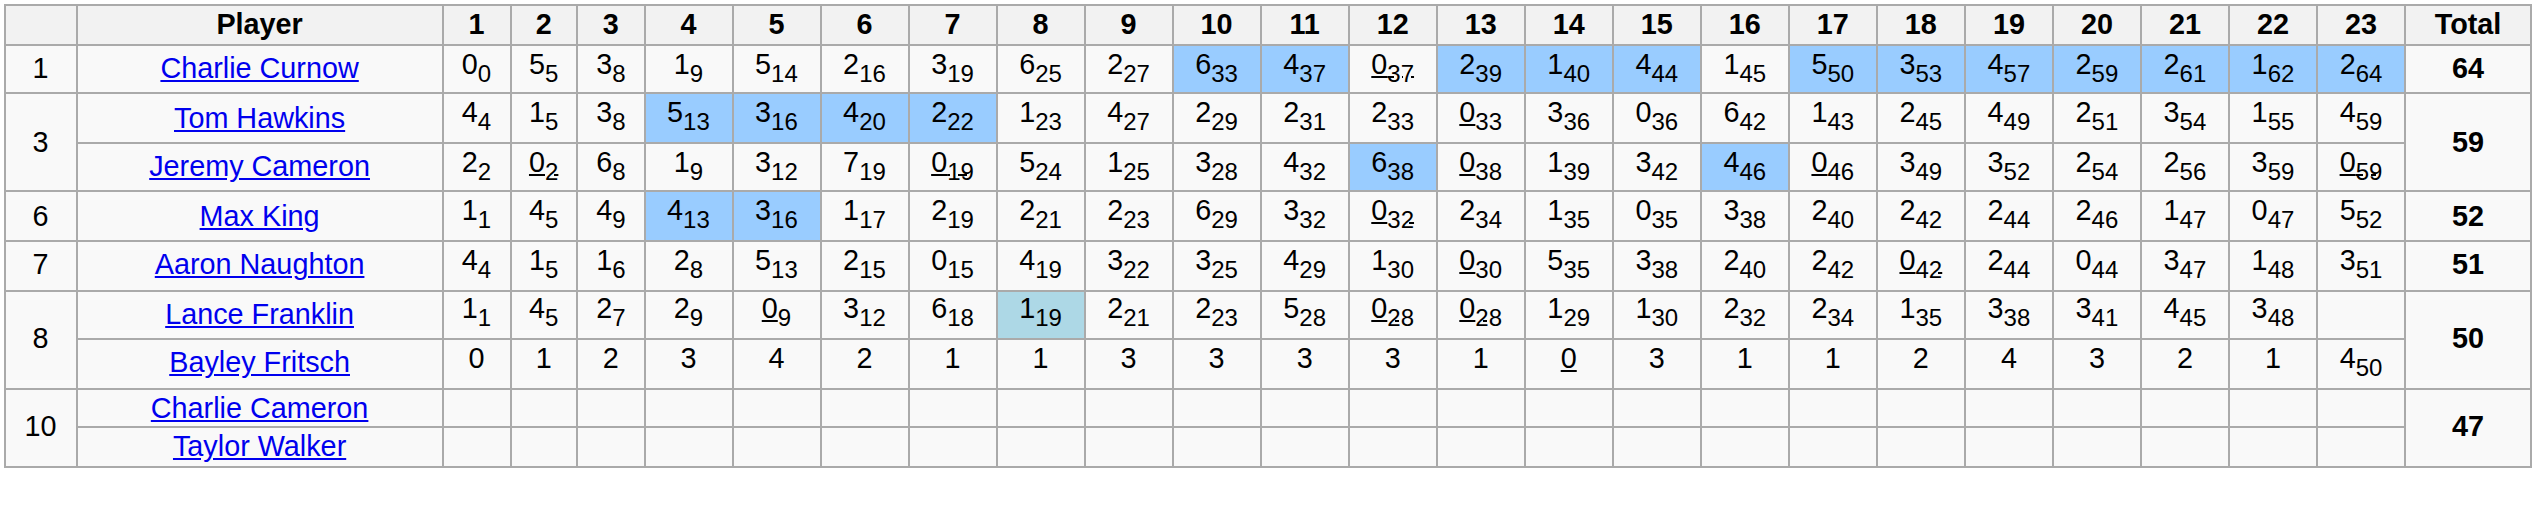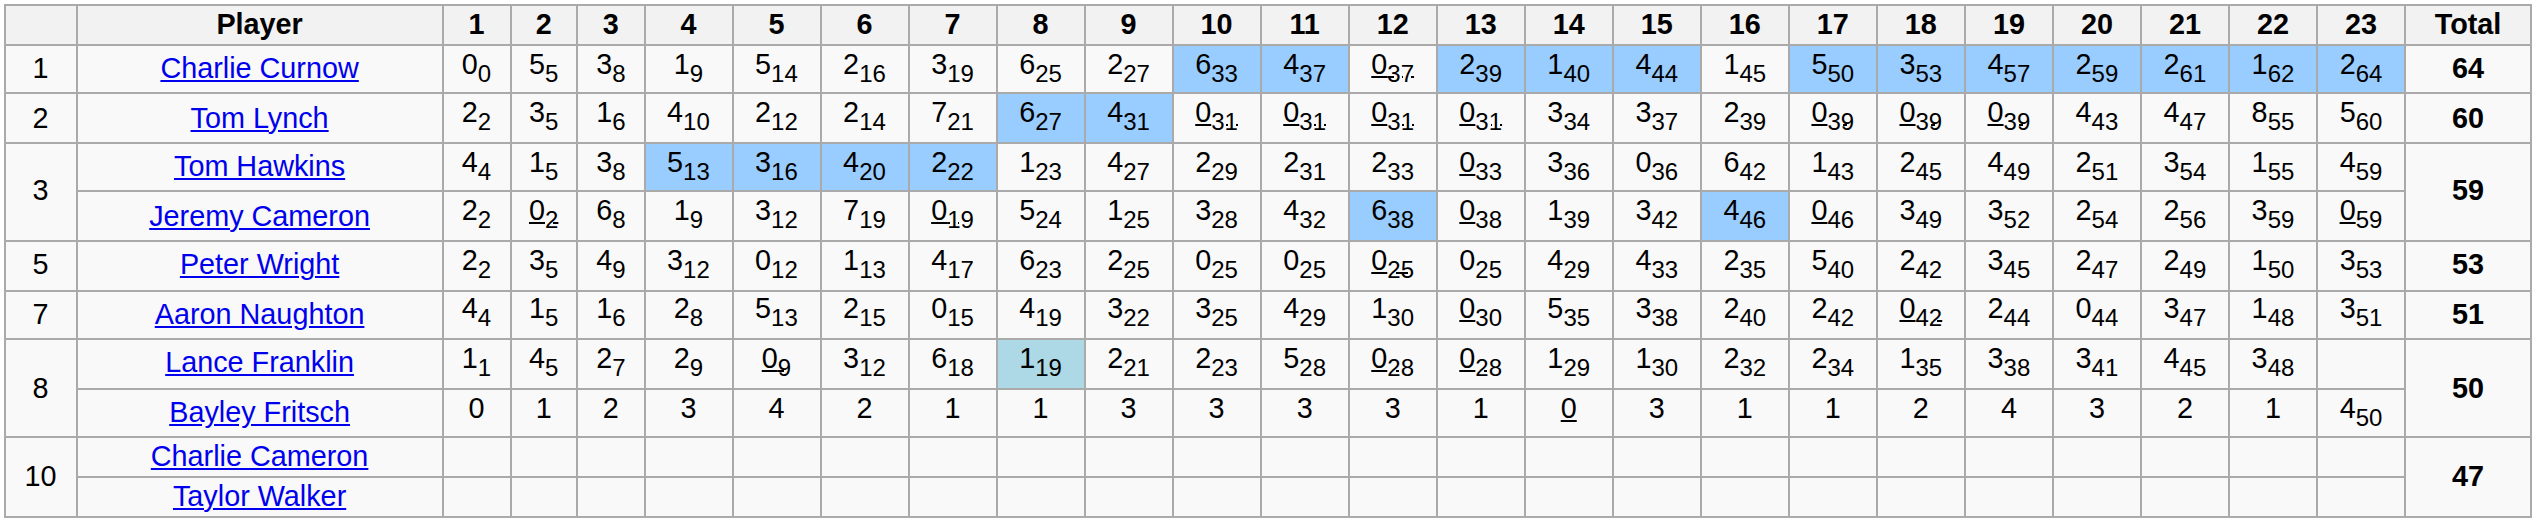+ row: (260, 118)
+ row: (260, 265)
- row: (260, 216)
